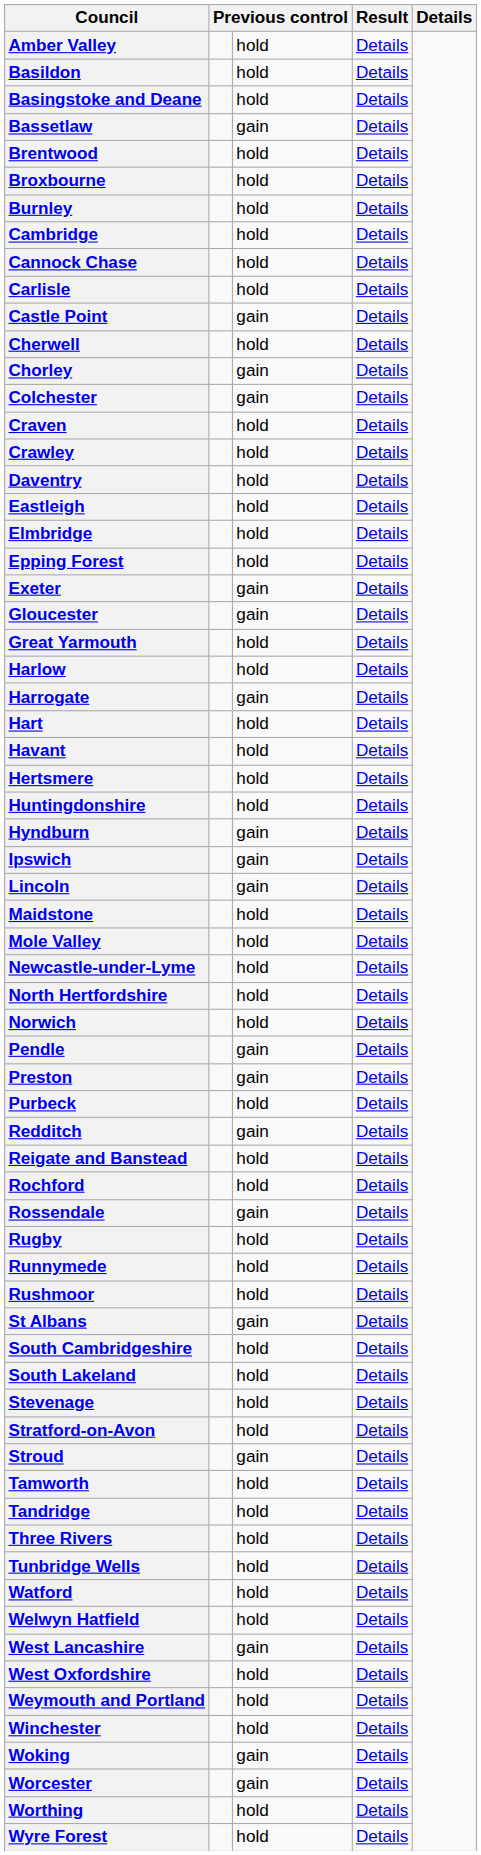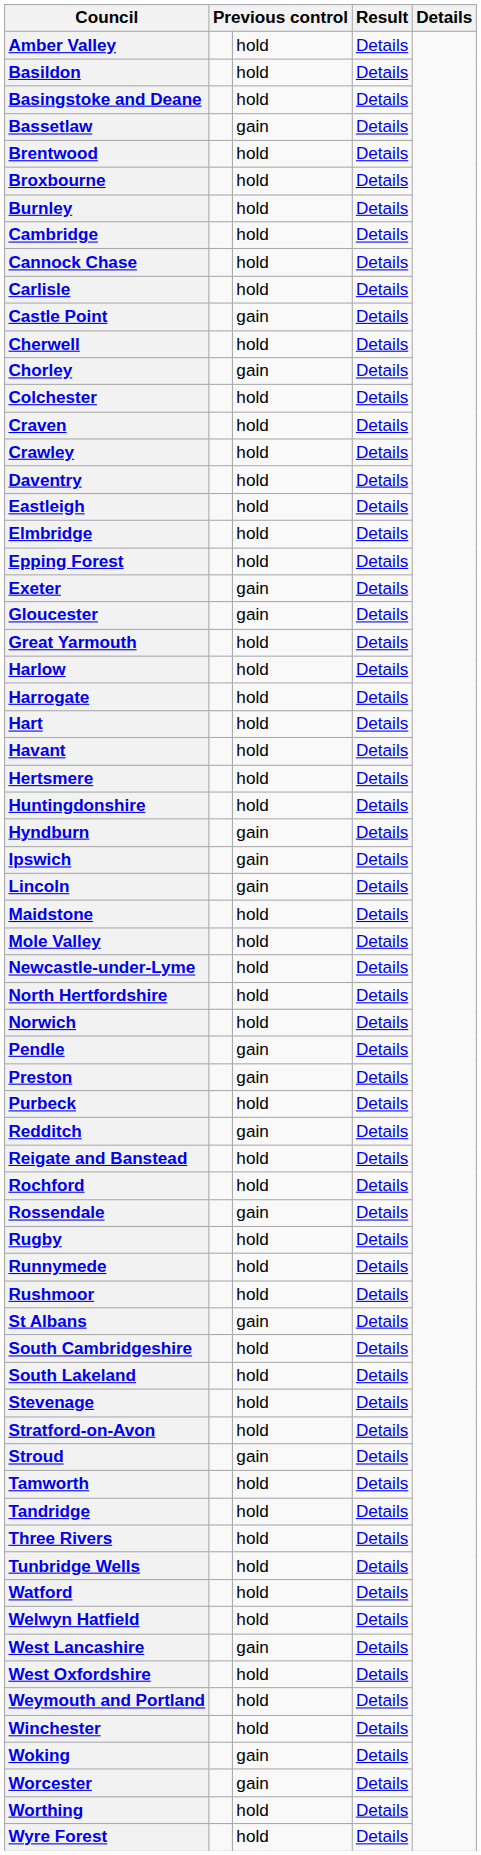(253, 398) gain -> (253, 398) hold
(253, 696) gain -> (253, 696) hold
